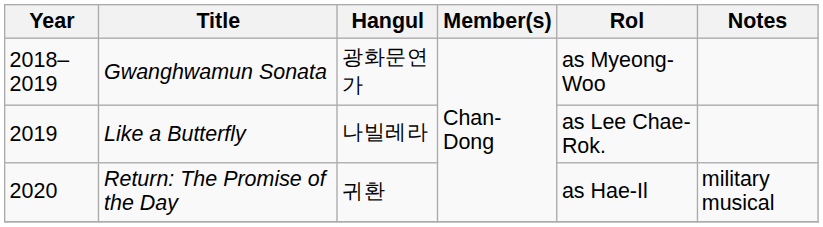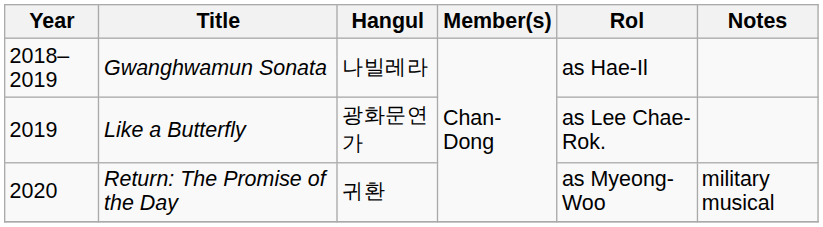(385, 70) 광화문연가 -> (385, 66) 나빌레라
(618, 71) as Myeong-Woo -> (605, 67) as Hae-Il
(385, 133) 나빌레라 -> (385, 129) 광화문연가
(605, 191) as Hae-Il -> (618, 191) as Myeong-Woo
